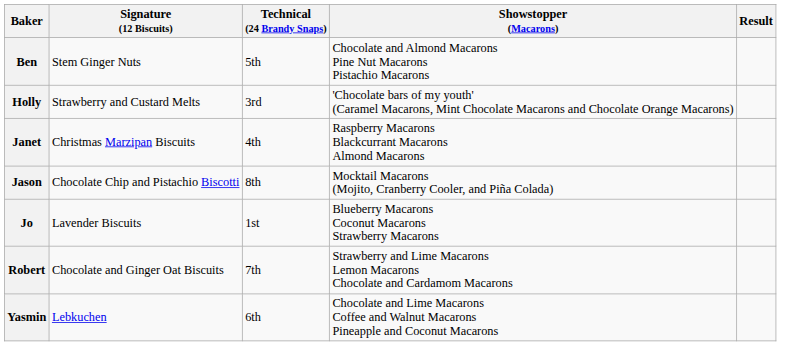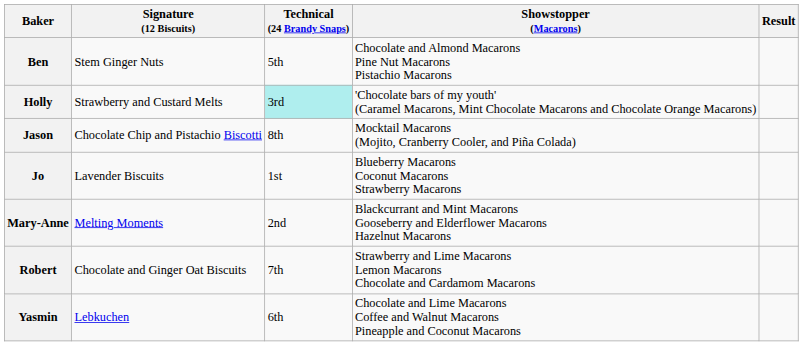(253, 101) no background -> (276, 101) paleturquoise background
- row: (27, 142)
+ row: (38, 222)
